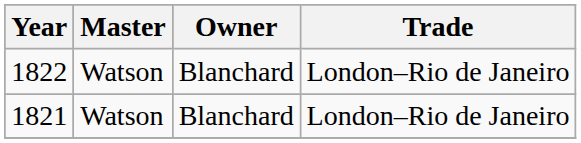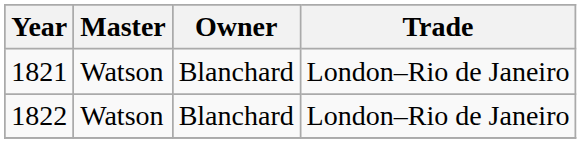rows swapped: (39, 115) <-> (39, 71)
